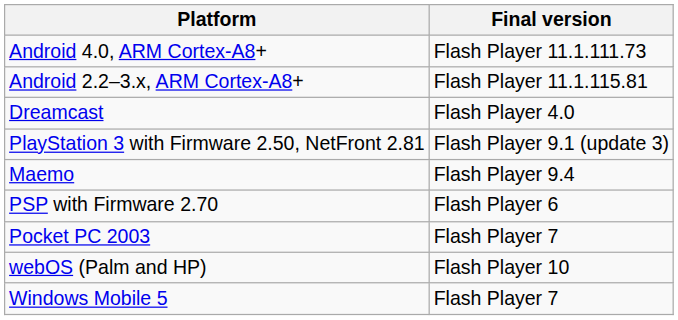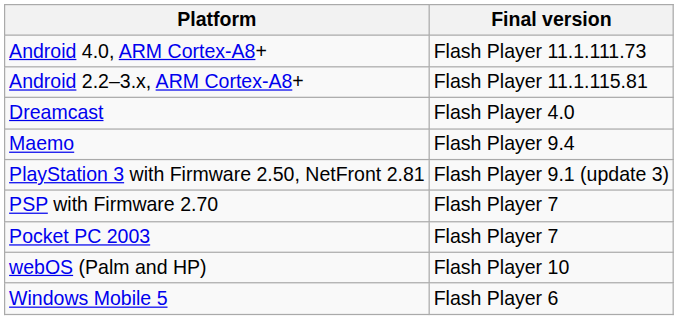rows swapped: (42, 174) <-> (217, 143)
(496, 205) Flash Player 6 -> (496, 205) Flash Player 7
(496, 298) Flash Player 7 -> (496, 298) Flash Player 6
